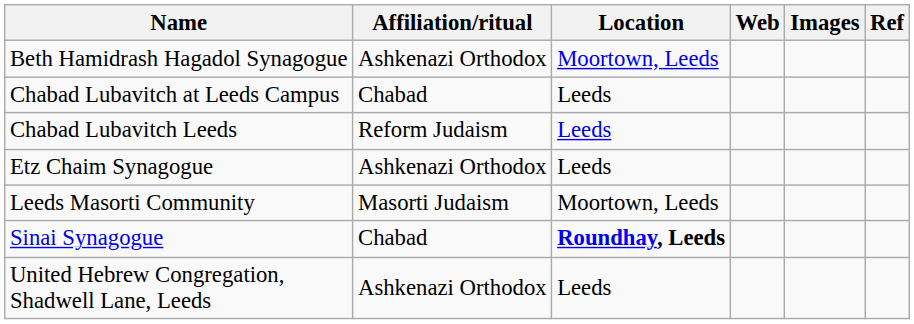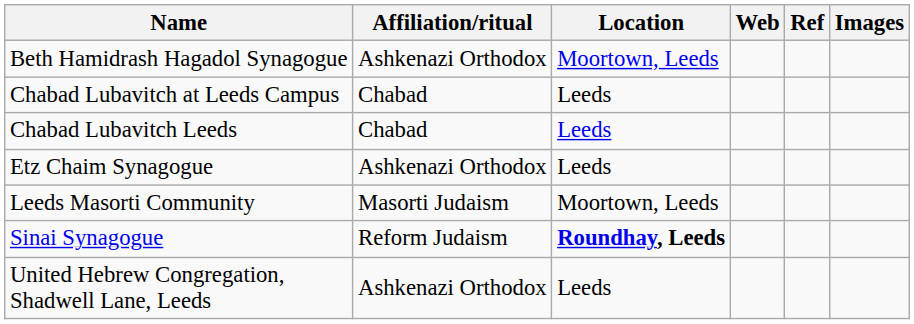columns swapped: (887, 22) <-> (825, 22)
(433, 130) Reform Judaism -> (393, 130) Chabad
(393, 238) Chabad -> (433, 238) Reform Judaism
